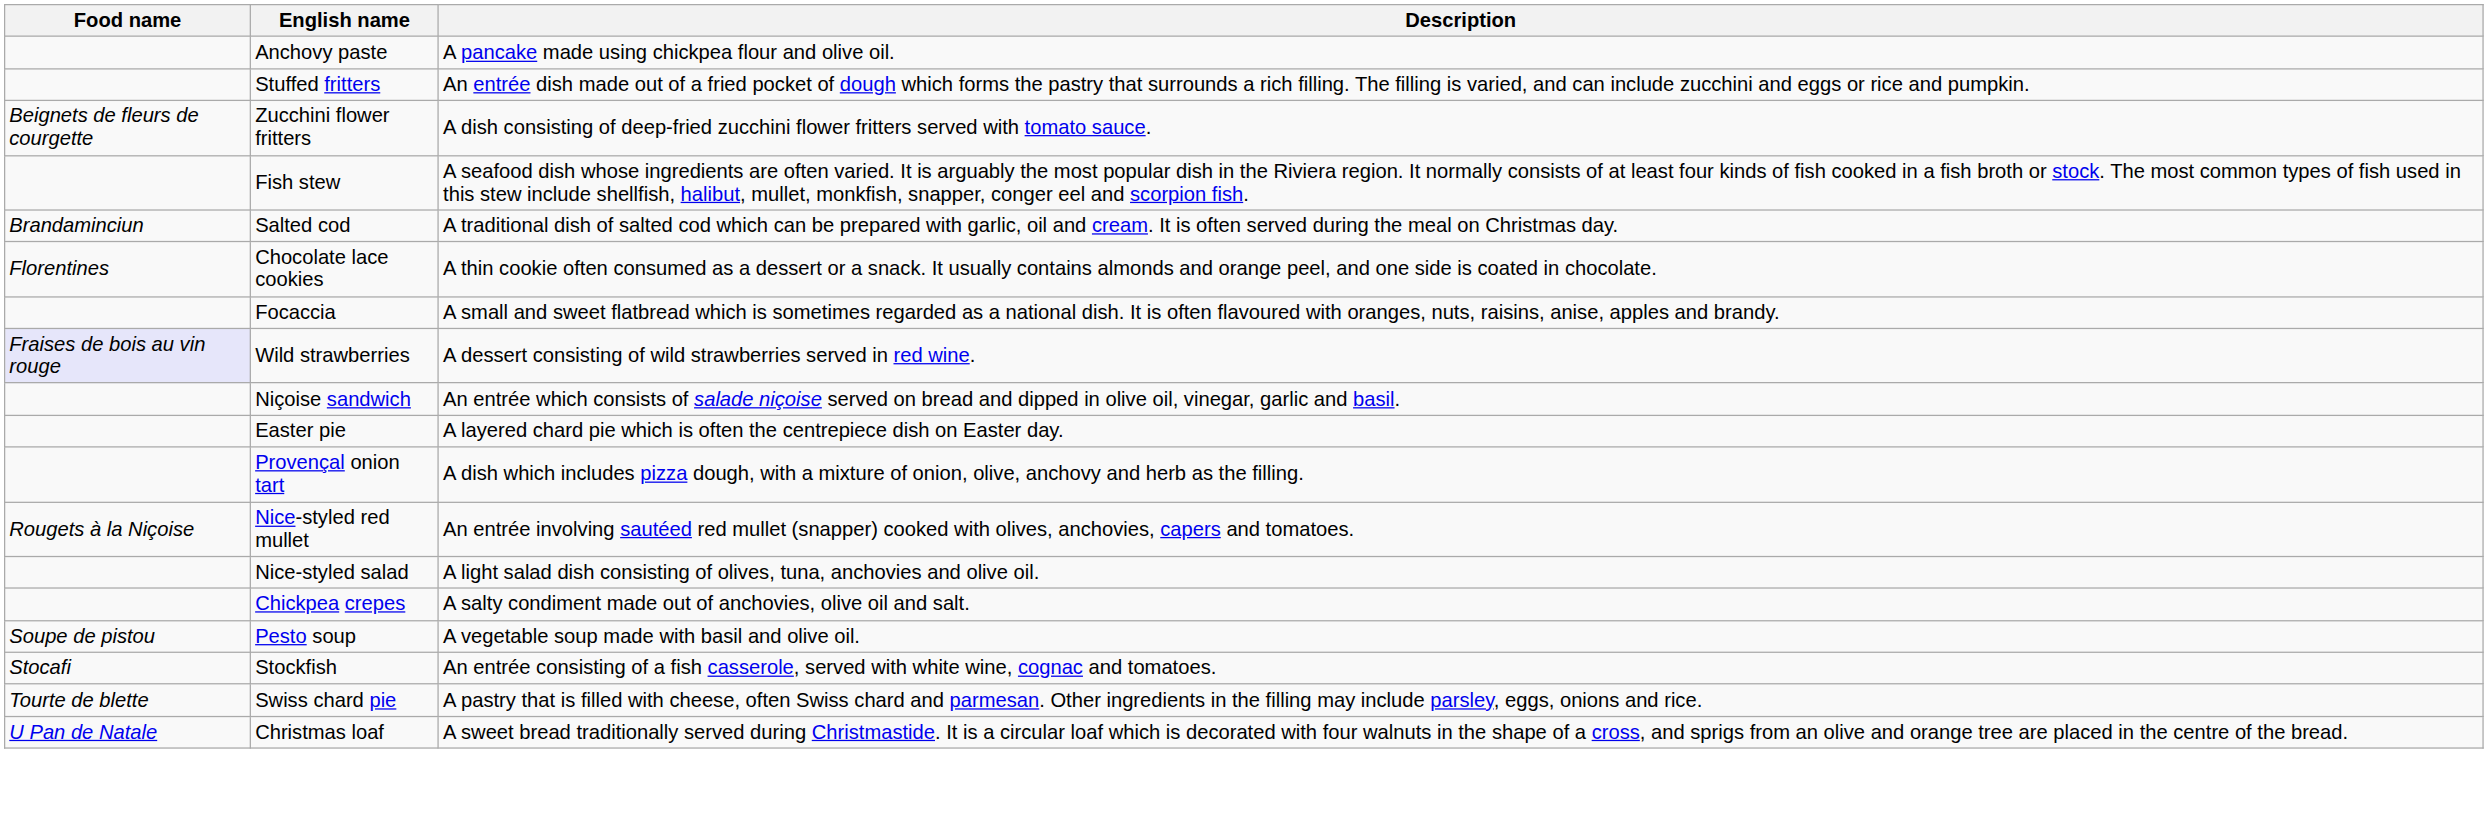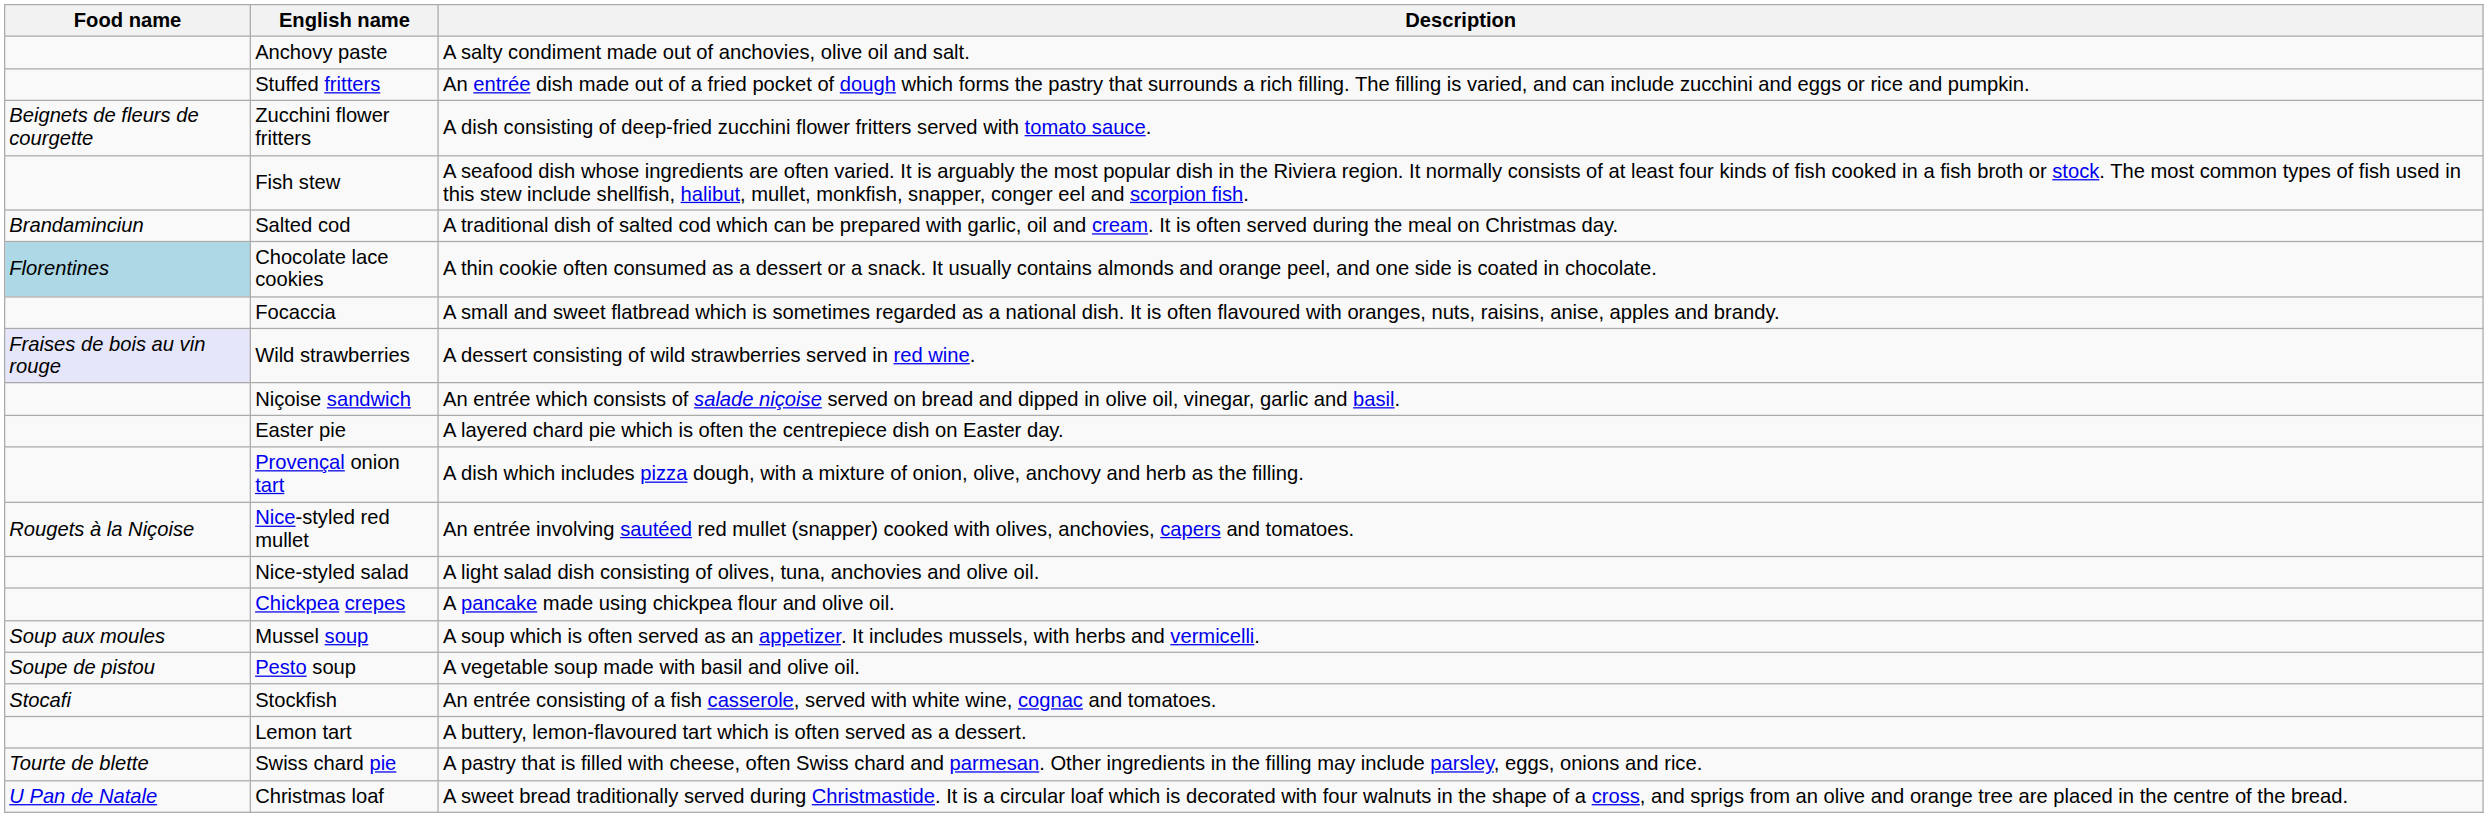(669, 52) A pancake made using chickpea flour and olive oil. -> (706, 52) A salty condiment made out of anchovies, olive oil and salt.
(59, 269) no background -> (59, 269) lightblue background
(706, 604) A salty condiment made out of anchovies, olive oil and salt. -> (669, 604) A pancake made using chickpea flour and olive oil.
+ row: (312, 636)
+ row: (303, 732)
